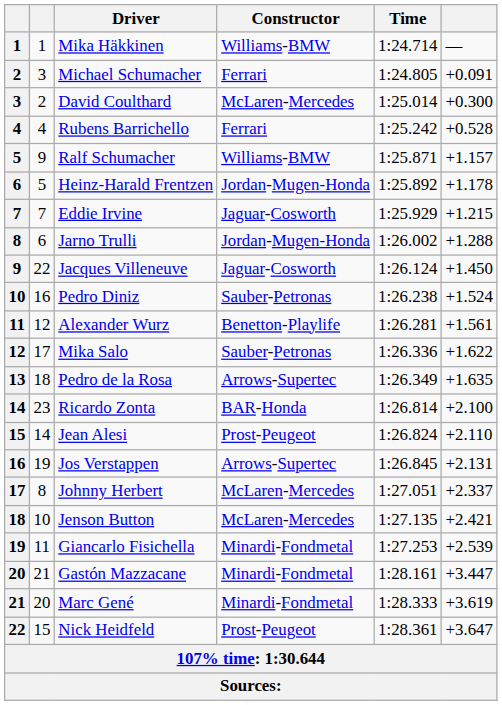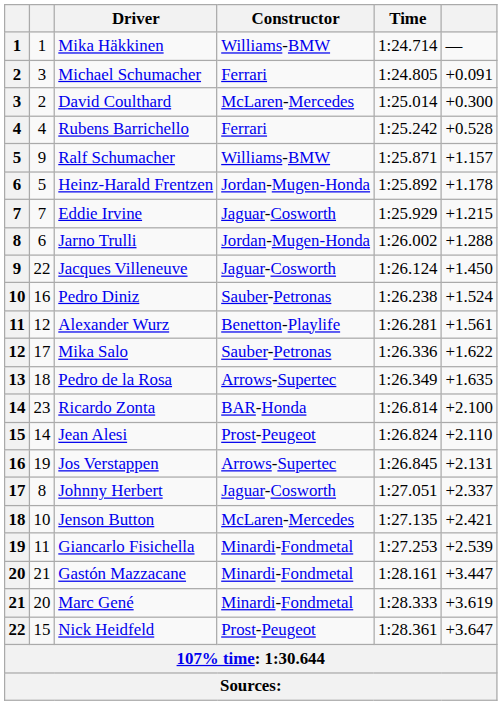(288, 490) McLaren-Mercedes -> (279, 490) Jaguar-Cosworth
